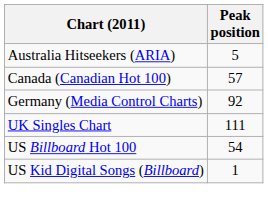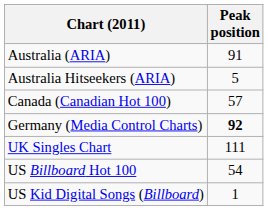+ row: (59, 55)
(235, 101) normal -> (235, 124) bold
